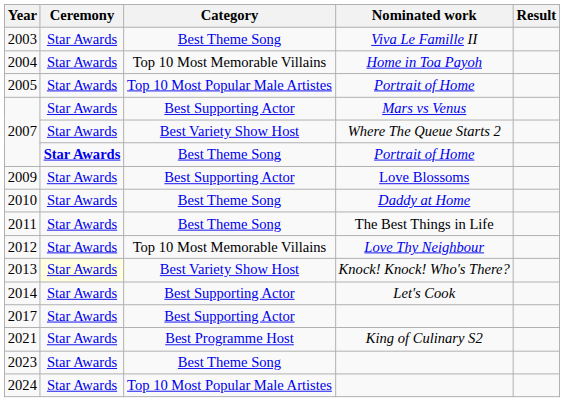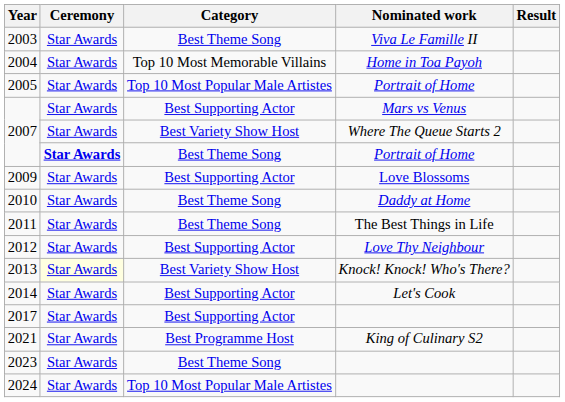(229, 246) Top 10 Most Memorable Villains -> (229, 246) Best Supporting Actor
